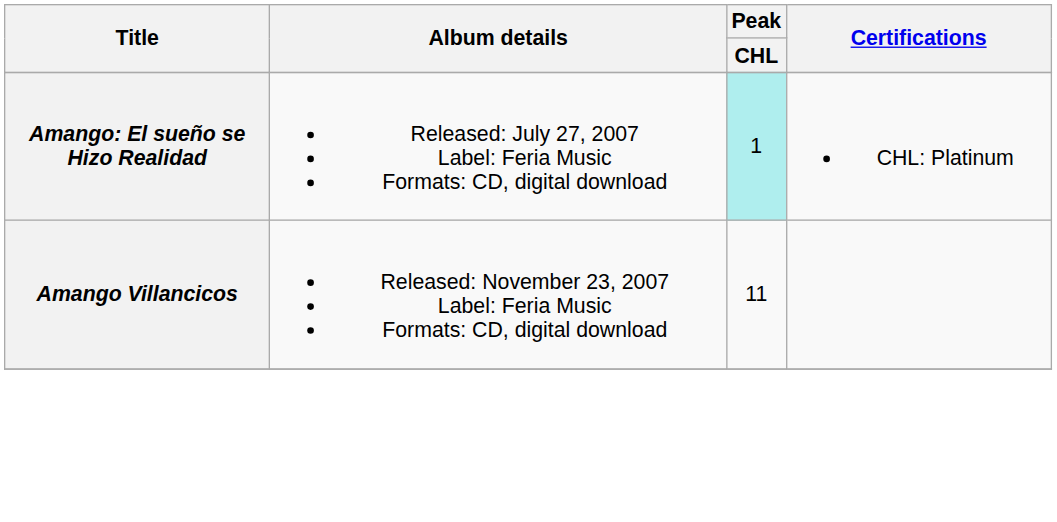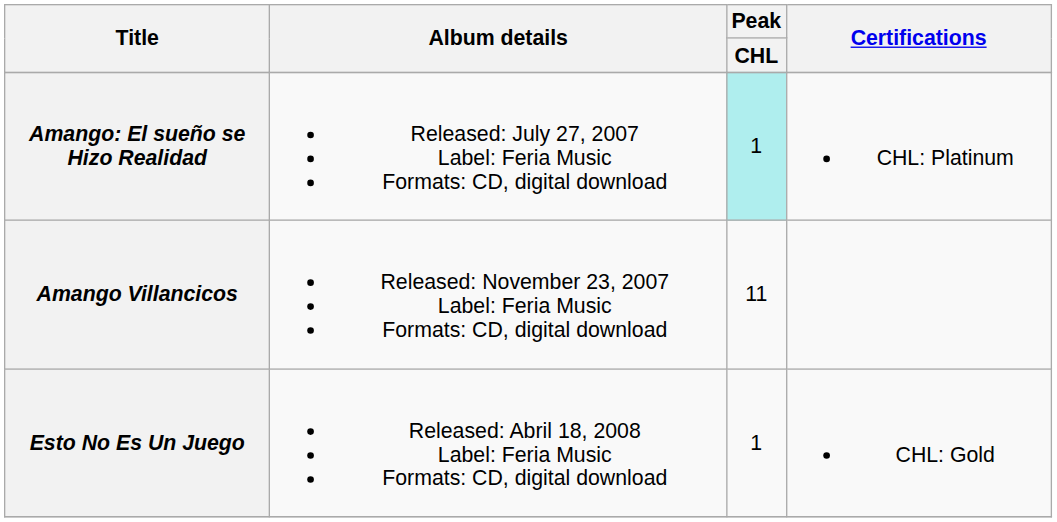+ row: (137, 442)
